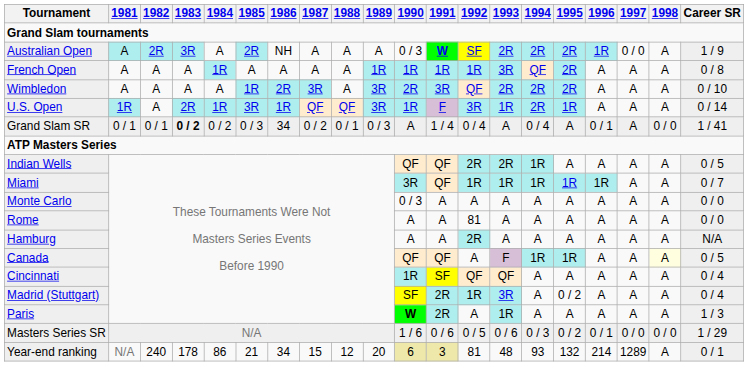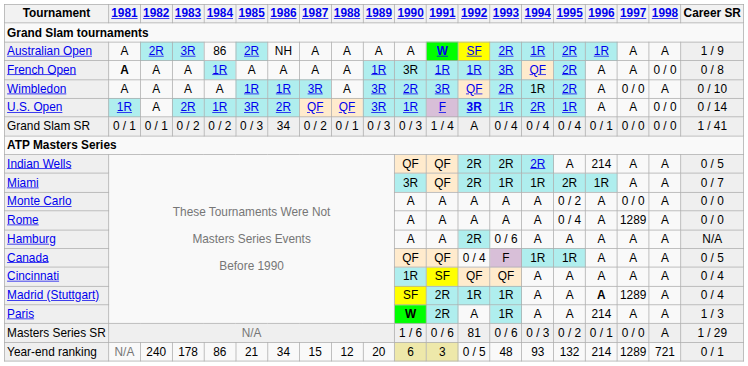(124, 51) paleturquoise background -> (124, 51) no background
(220, 51) A -> (220, 51) 86
(411, 51) 0 / 3 -> (411, 51) A
(538, 51) 2R -> (538, 51) 1R
(633, 51) 0 / 0 -> (633, 51) A
(124, 70) normal -> (124, 70) bold
(411, 70) 1R -> (411, 70) 3R
(665, 70) A -> (665, 70) 0 / 0
(283, 88) 2R -> (283, 88) 1R
(538, 88) 2R -> (538, 88) 1R
(633, 88) A -> (633, 88) 0 / 0
(283, 107) 1R -> (283, 107) 2R
(474, 107) normal -> (474, 107) bold
(665, 107) A -> (665, 107) 0 / 0
(188, 126) bold -> (188, 126) normal
(411, 126) A -> (411, 126) 0 / 3
(474, 126) 0 / 4 -> (474, 126) A
(506, 126) A -> (506, 126) 0 / 4
(570, 126) A -> (570, 126) 0 / 4
(633, 126) A -> (633, 126) 0 / 0
(538, 164) 1R -> (538, 164) 2R
(601, 164) A -> (601, 164) 214
(474, 182) 1R -> (474, 182) 2R
(570, 182) 1R -> (570, 182) 2R
(411, 201) 0 / 3 -> (411, 201) A
(570, 201) A -> (570, 201) 0 / 2
(633, 201) A -> (633, 201) 0 / 0
(474, 220) 81 -> (474, 220) A
(570, 220) A -> (570, 220) 0 / 4
(633, 220) A -> (633, 220) 1289
(506, 239) A -> (506, 239) 0 / 6
(474, 257) A -> (474, 257) 0 / 4
(665, 257) lightyellow background -> (665, 257) no background
(506, 295) 3R -> (506, 295) 1R
(570, 295) 0 / 2 -> (570, 295) A
(601, 295) normal -> (601, 295) bold
(633, 295) A -> (633, 295) 1289
(601, 314) A -> (601, 314) 214
(474, 333) 0 / 5 -> (474, 333) 81
(665, 333) 0 / 0 -> (665, 333) A
(474, 351) 81 -> (474, 351) 0 / 5
(665, 351) A -> (665, 351) 721
